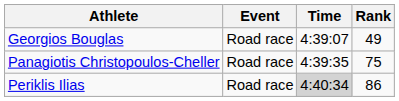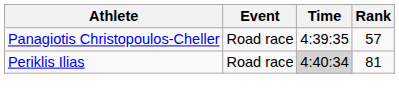- row: (66, 39)
(373, 62) 75 -> (373, 39) 57
(373, 85) 86 -> (373, 62) 81
